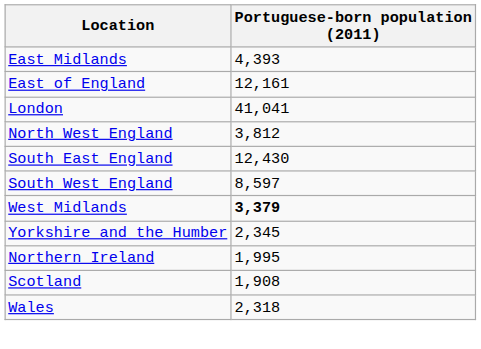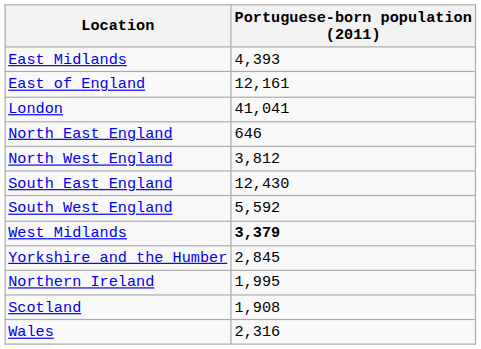+ row: (90, 134)
(257, 183) 8,597 -> (257, 208) 5,592
(257, 233) 2,345 -> (257, 258) 2,845
(257, 307) 2,318 -> (257, 332) 2,316
